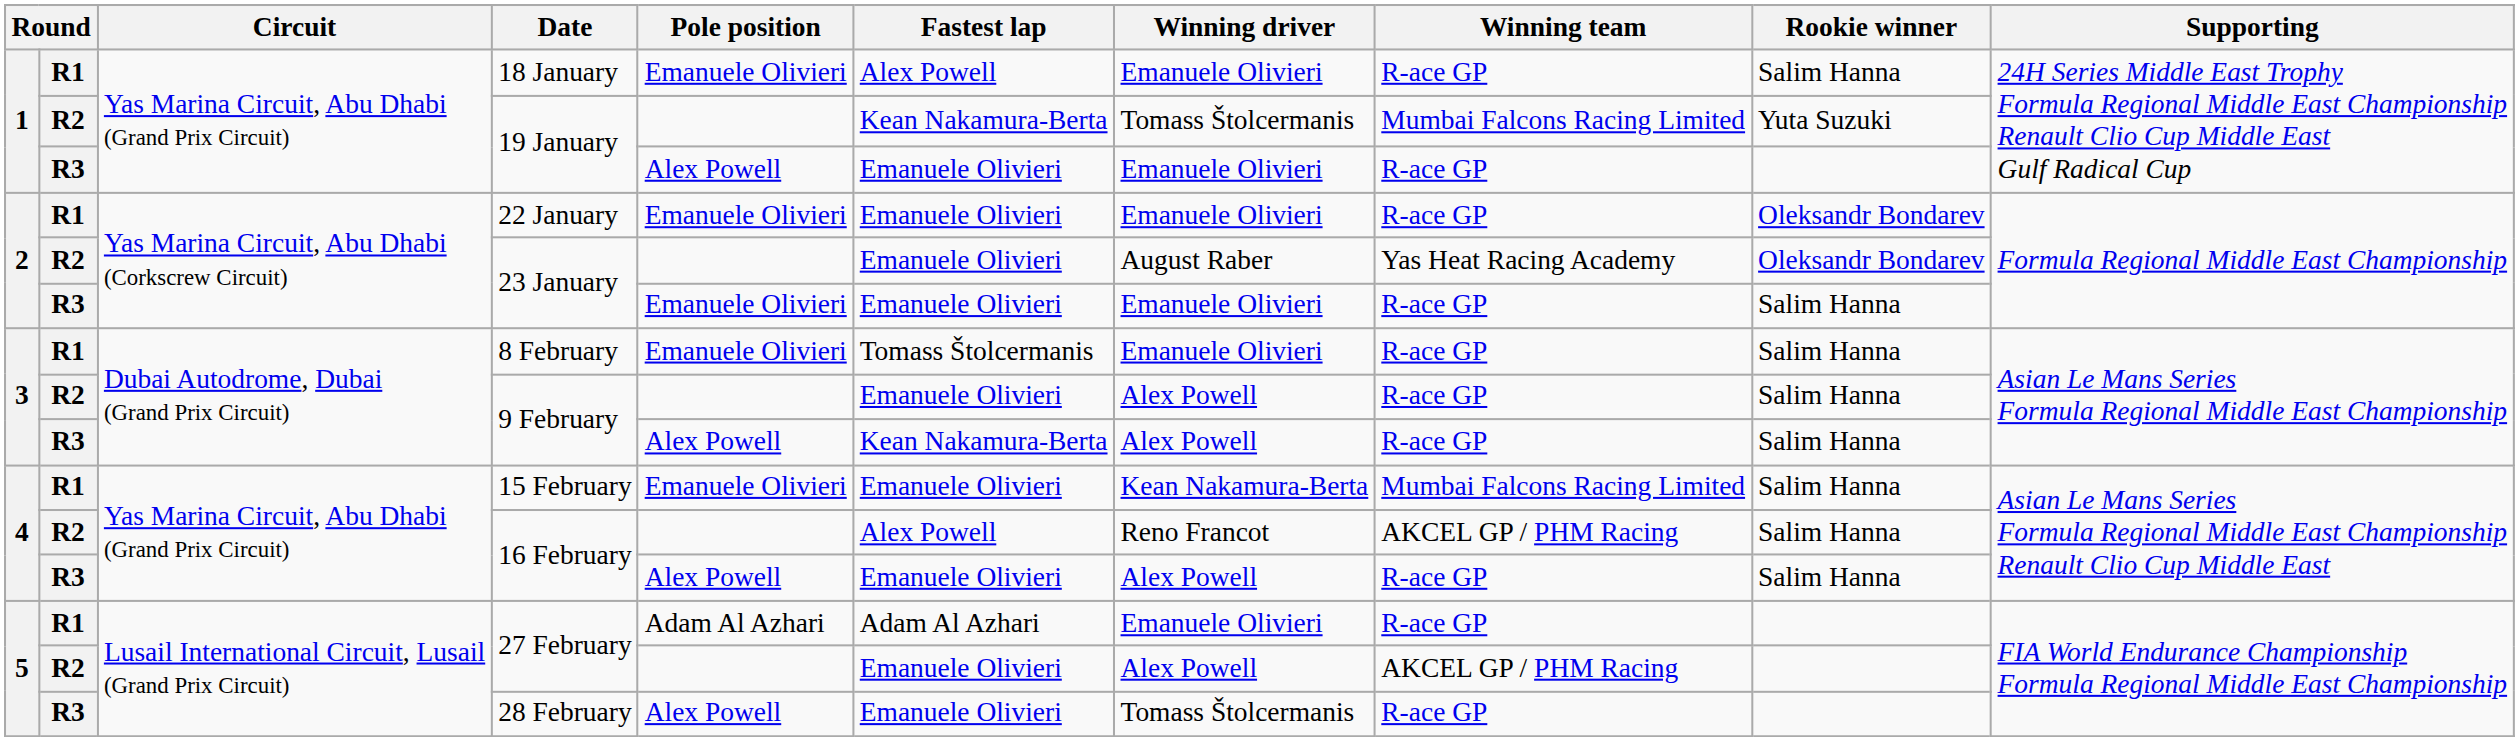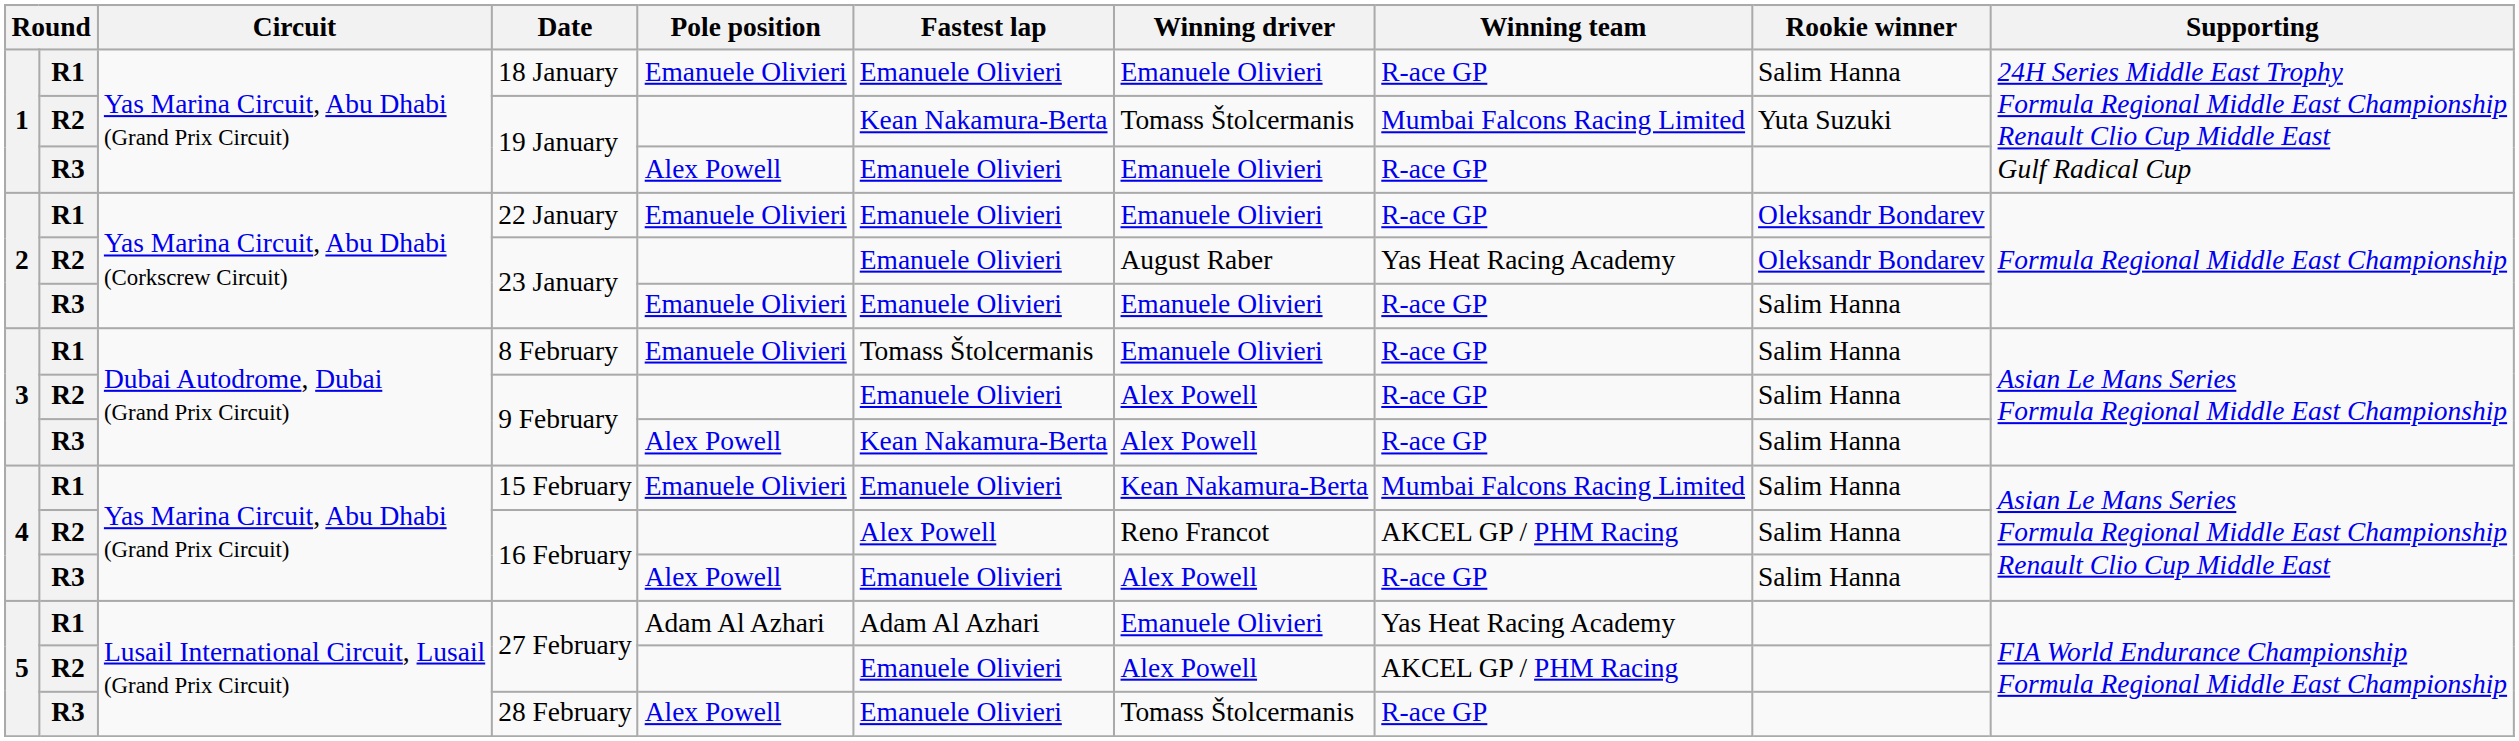(928, 72) Alex Powell -> (961, 72) Emanuele Olivieri
(1434, 622) R-ace GP -> (1528, 622) Yas Heat Racing Academy
